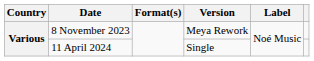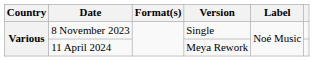(217, 30) Meya Rework -> (200, 30) Single
(200, 47) Single -> (217, 47) Meya Rework
